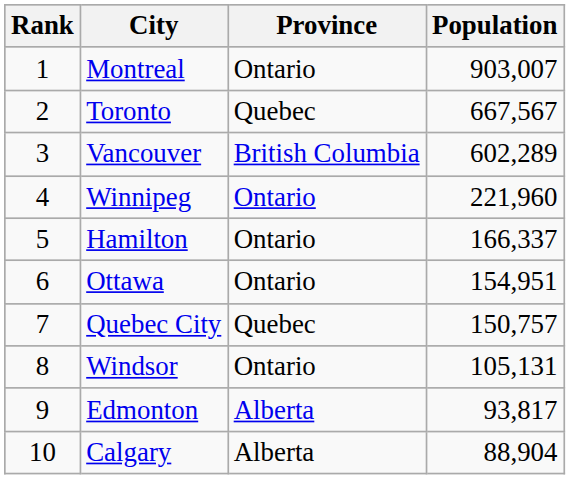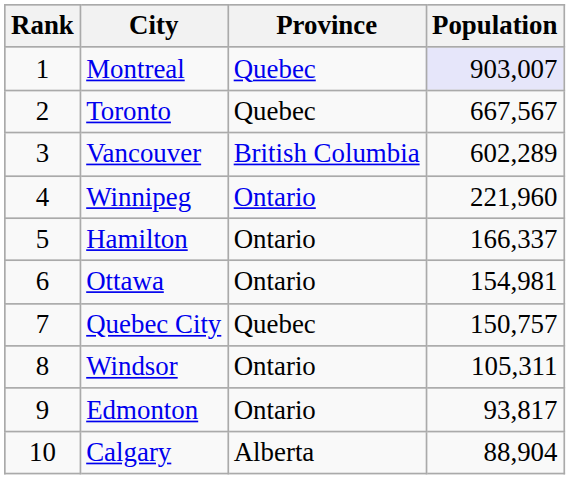(275, 68) Ontario -> (275, 68) Quebec
(514, 68) no background -> (514, 68) lavender background
(514, 281) 154,951 -> (514, 281) 154,981
(514, 366) 105,131 -> (514, 366) 105,311
(274, 409) Alberta -> (275, 409) Ontario
